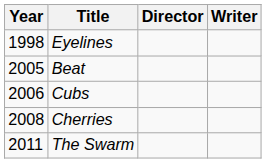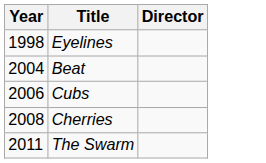- column: (234, 17)
(26, 68) 2005 -> (26, 68) 2004
